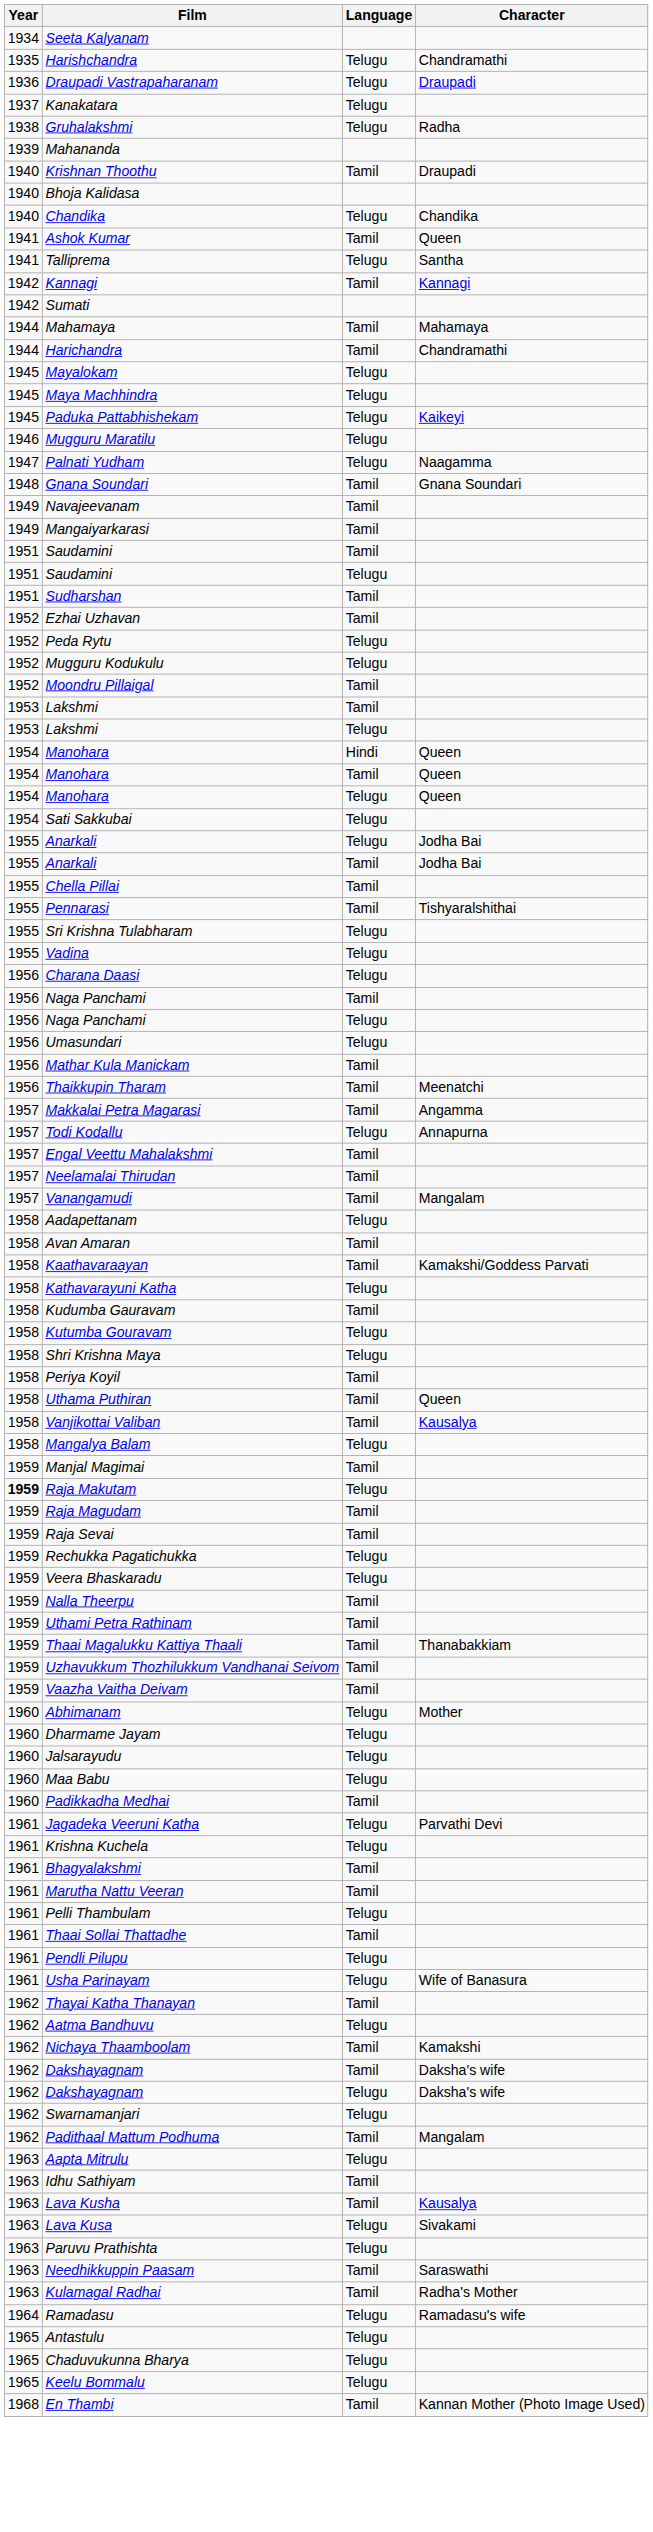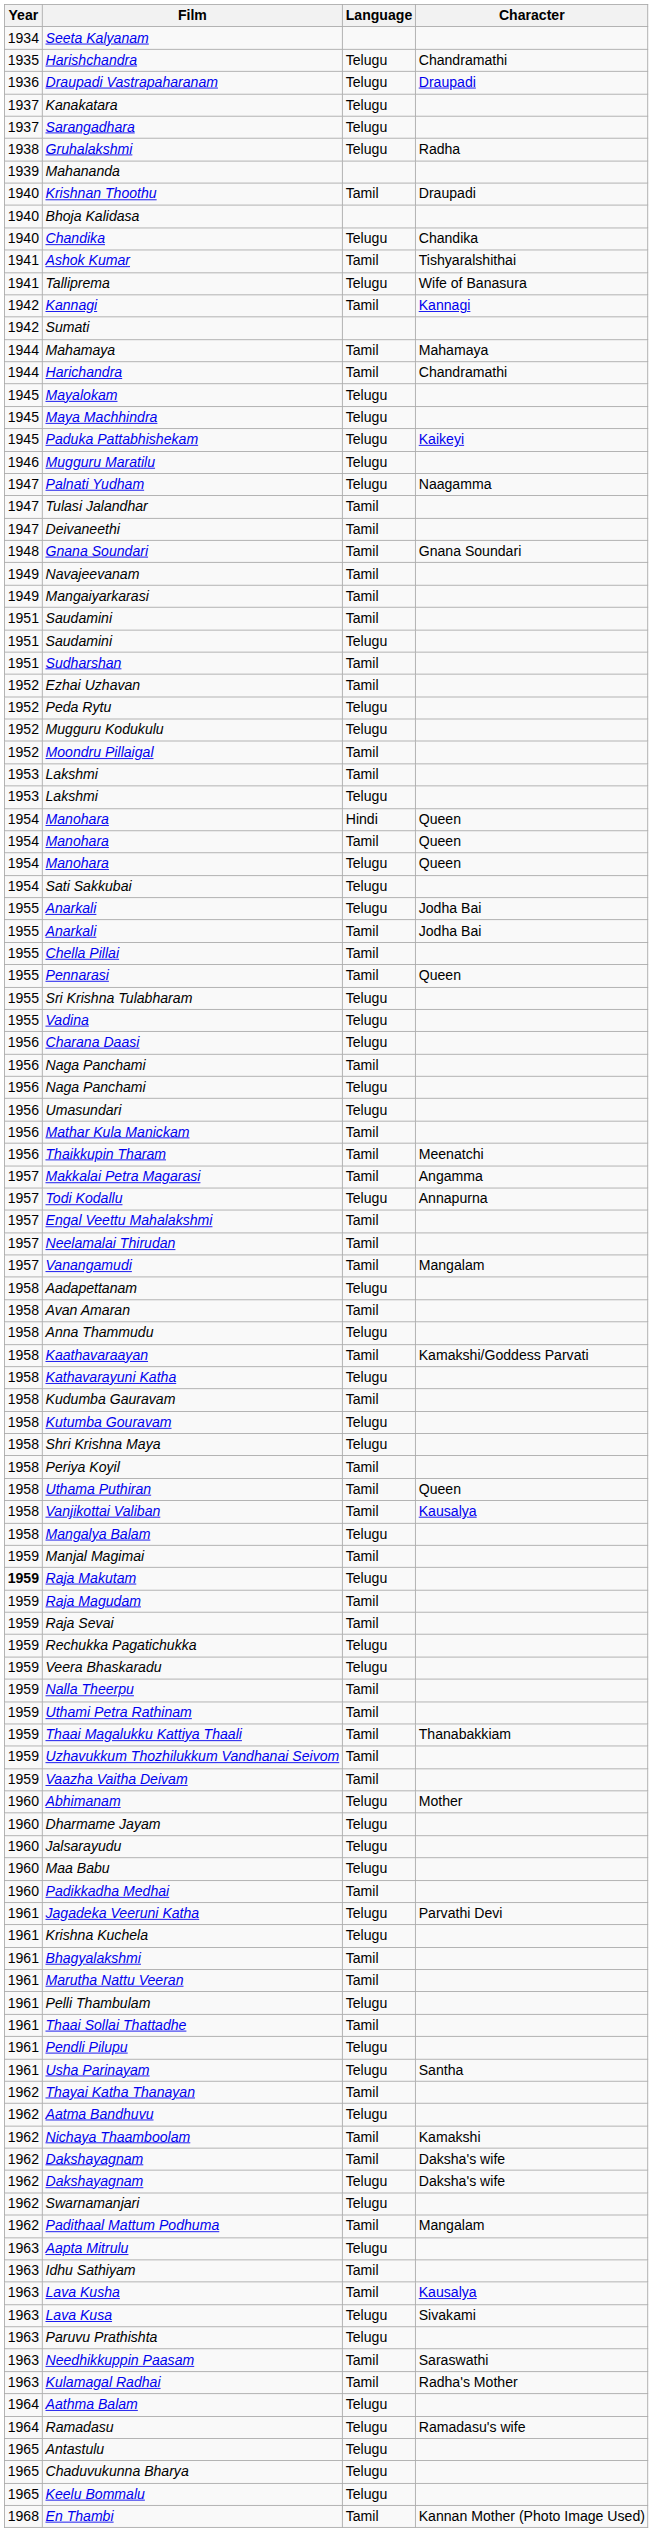+ row: (90, 127)
(440, 238) Queen -> (467, 261) Tishyaralshithai
(441, 261) Santha -> (473, 283) Wife of Banasura
+ row: (97, 506)
+ row: (83, 529)
(467, 908) Tishyaralshithai -> (440, 975) Queen
+ row: (100, 1333)
(473, 1980) Wife of Banasura -> (441, 2070) Santha
+ row: (92, 2404)
